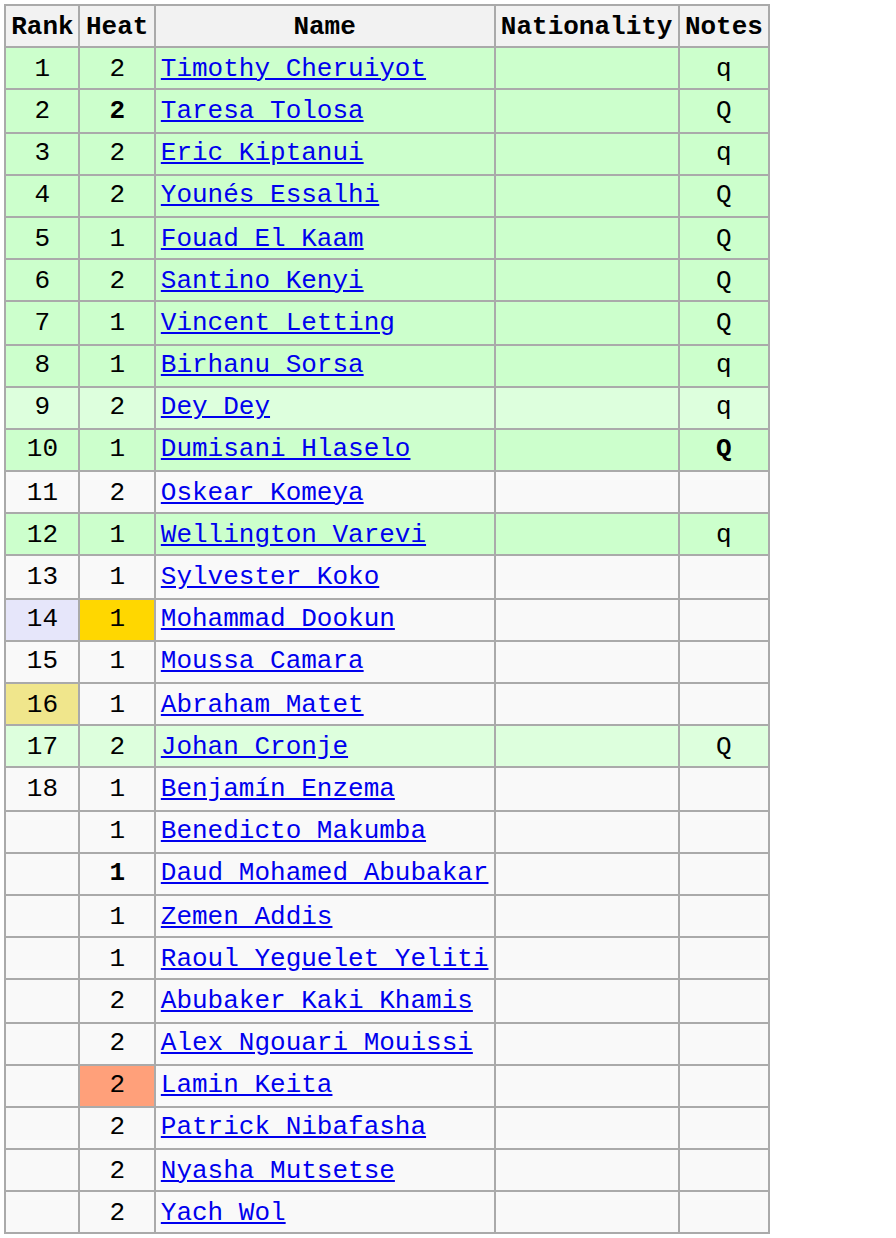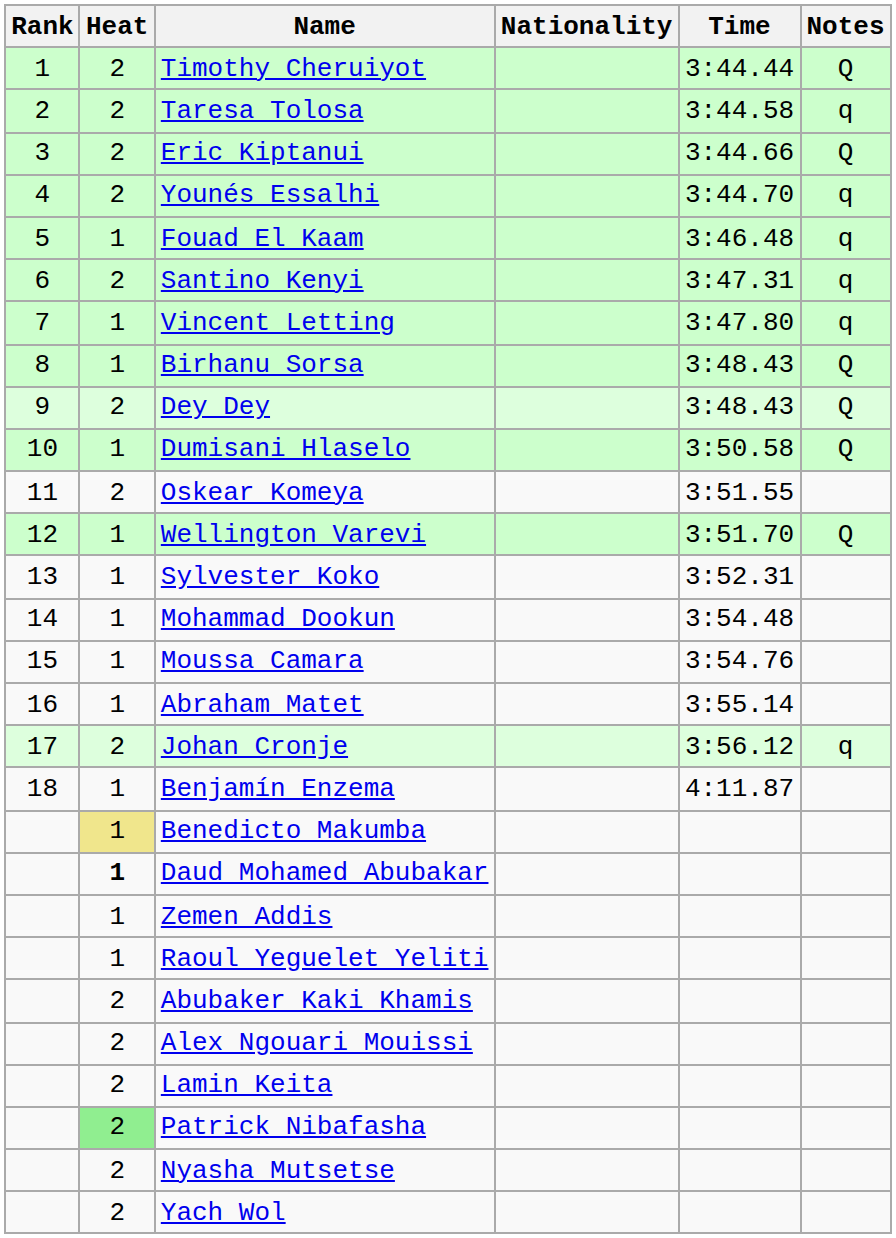+ column: (739, 26)
(724, 69) q -> (845, 69) Q
(117, 111) bold -> (117, 111) normal
(724, 111) Q -> (845, 111) q
(724, 153) q -> (845, 153) Q
(724, 196) Q -> (845, 196) q
(724, 238) Q -> (845, 238) q
(724, 280) Q -> (845, 280) q
(724, 323) Q -> (845, 323) q
(724, 365) q -> (845, 365) Q
(724, 408) q -> (845, 408) Q
(724, 450) bold -> (845, 450) normal
(724, 535) q -> (845, 535) Q
(42, 619) lavender background -> (42, 619) no background
(117, 619) gold background -> (117, 619) no background
(42, 704) khaki background -> (42, 704) no background
(724, 747) Q -> (845, 747) q
(117, 831) no background -> (117, 831) khaki background
(117, 1086) lightsalmon background -> (117, 1086) no background
(117, 1128) no background -> (117, 1128) lightgreen background
